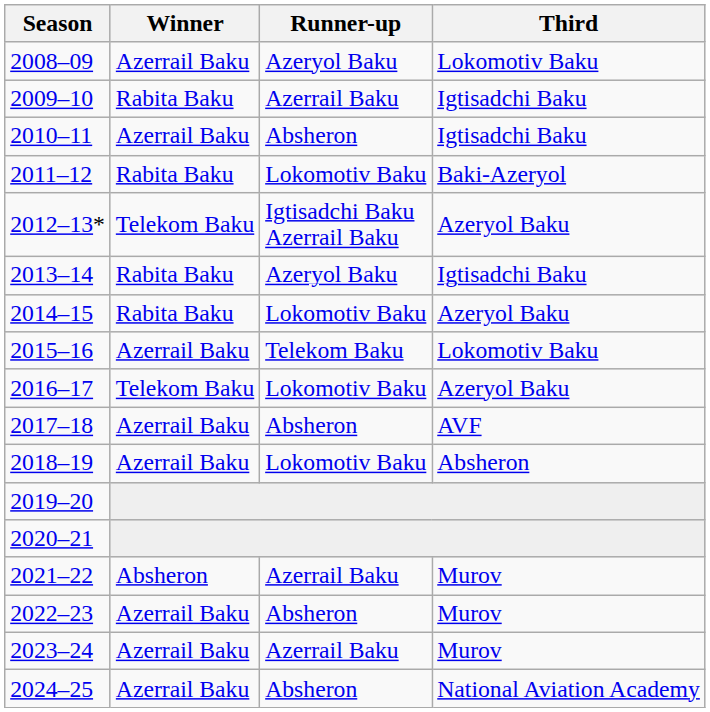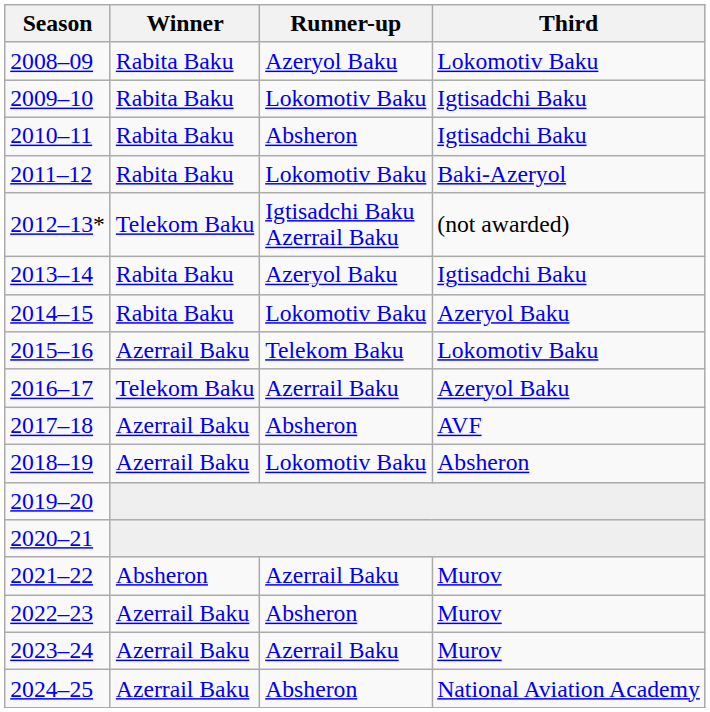(183, 60) Azerrail Baku -> (175, 60) Rabita Baku
(332, 98) Azerrail Baku -> (346, 98) Lokomotiv Baku
(183, 135) Azerrail Baku -> (175, 135) Rabita Baku
(503, 224) Azeryol Baku -> (503, 224) (not awarded)
(346, 387) Lokomotiv Baku -> (332, 387) Azerrail Baku
